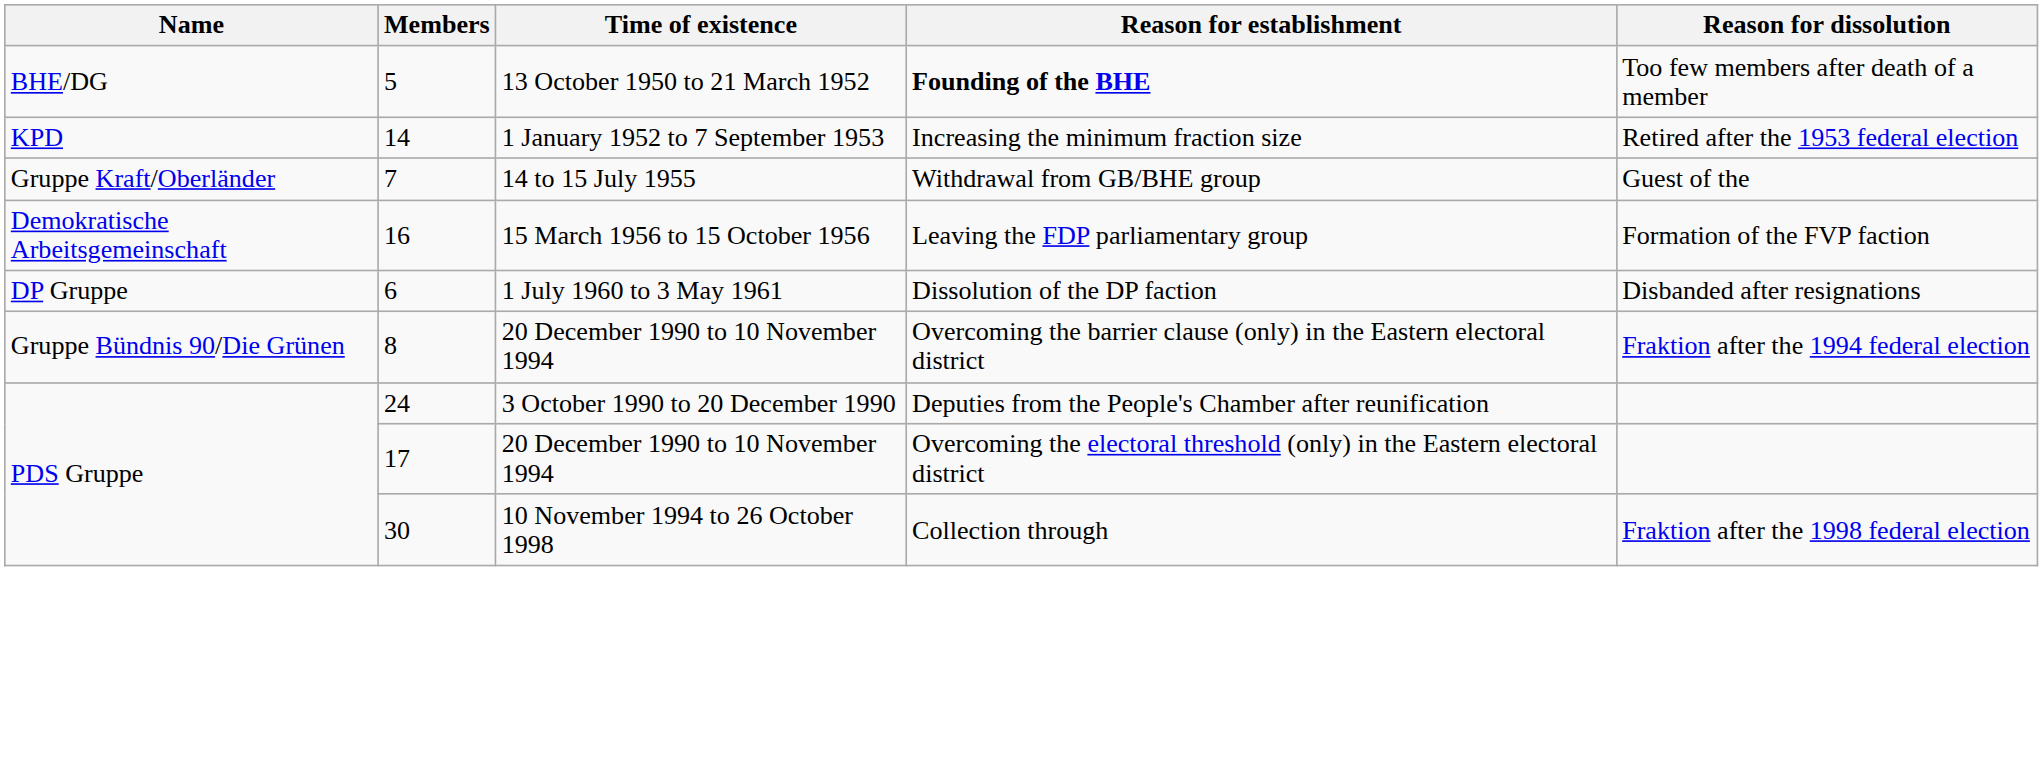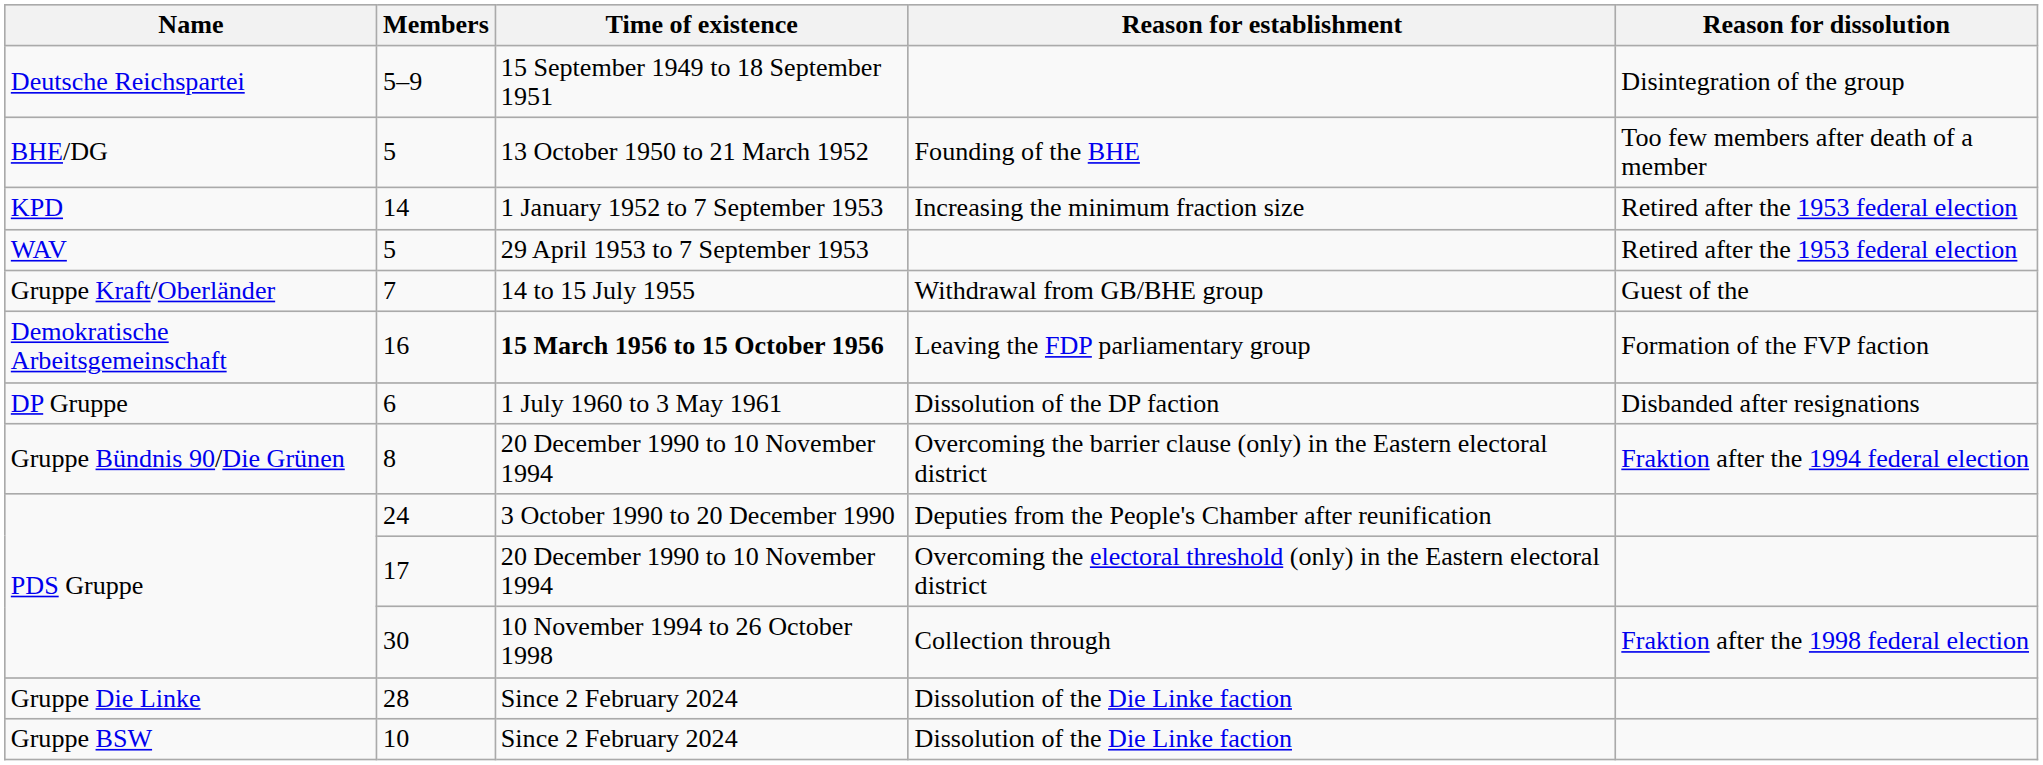+ row: (128, 81)
(1031, 81) bold -> (1027, 151) normal
+ row: (39, 249)
(686, 234) normal -> (692, 346) bold
+ row: (106, 697)
+ row: (81, 738)
